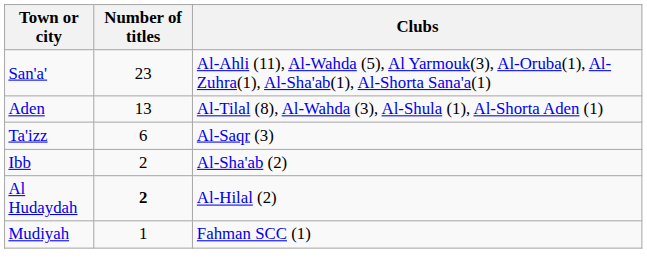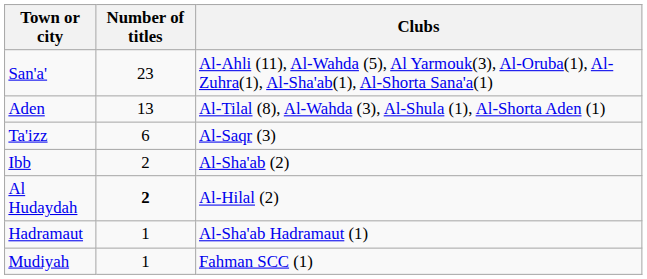+ row: (46, 234)
